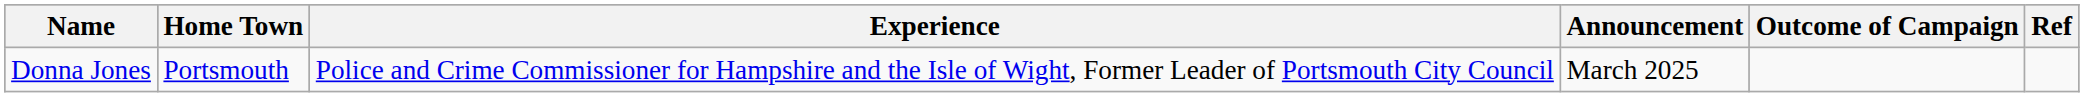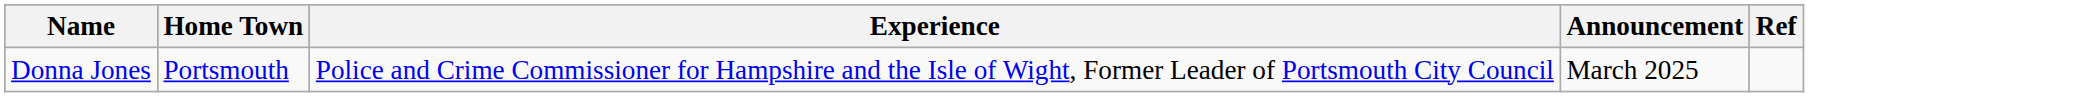- column: (1887, 26)
